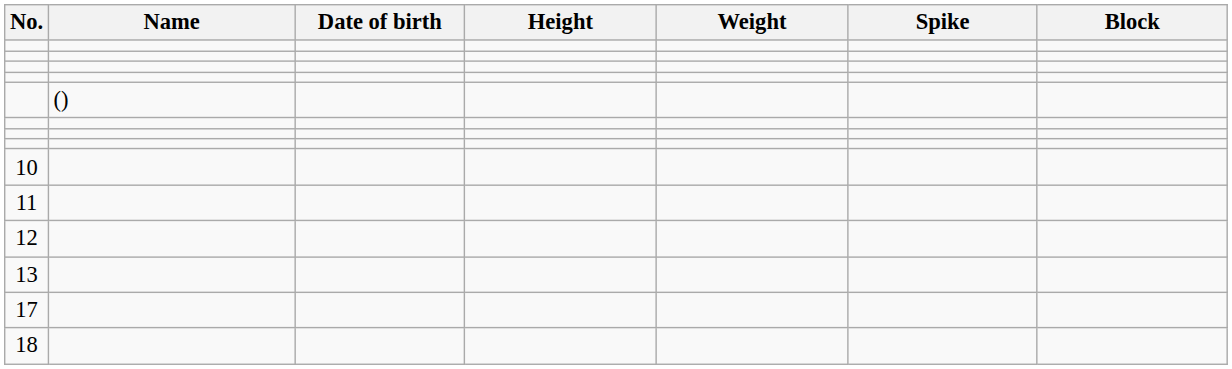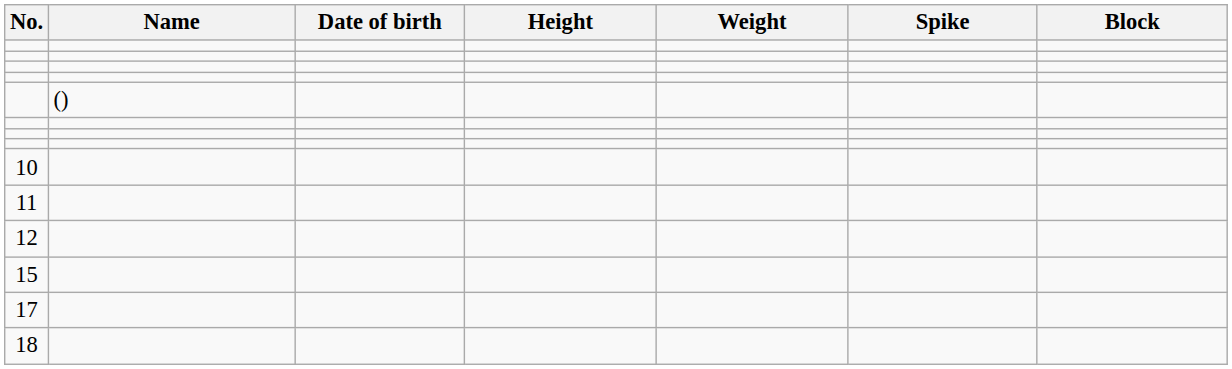- row: (27, 274)
+ row: (27, 274)
